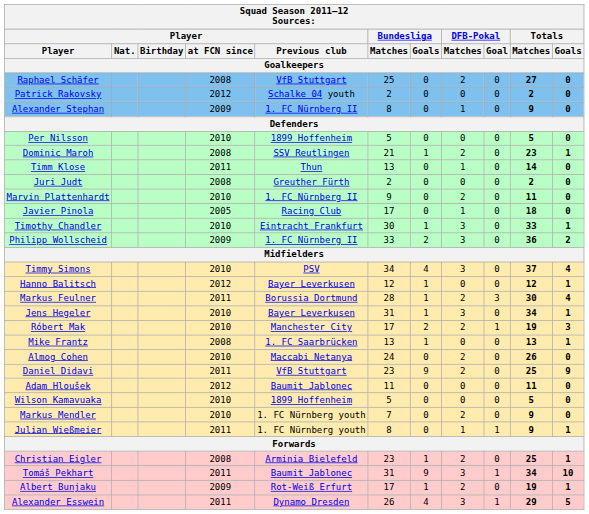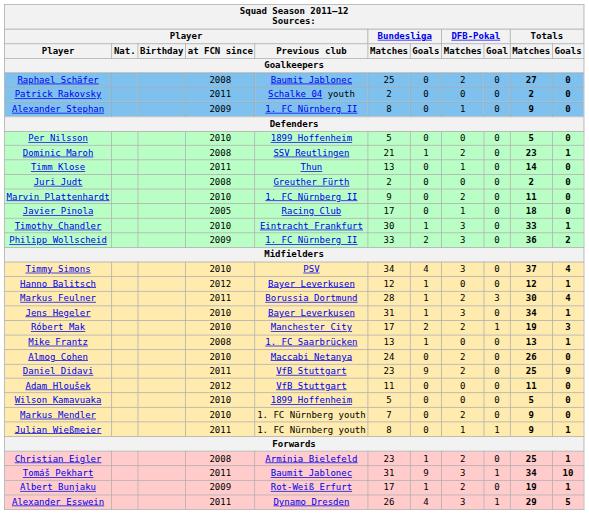(311, 80) VfB Stuttgart -> (311, 80) Baumit Jablonec
(220, 95) 2012 -> (220, 95) 2011
(311, 386) Baumit Jablonec -> (311, 386) VfB Stuttgart
